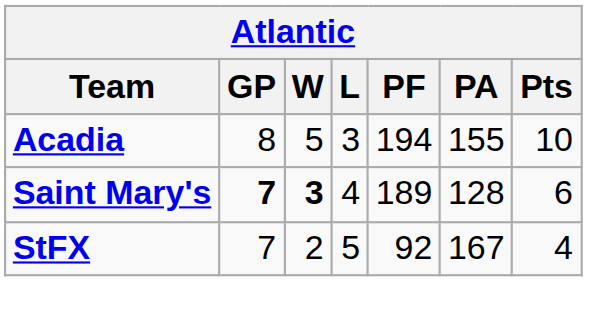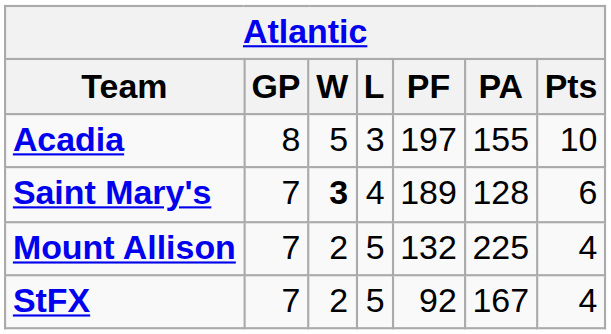(404, 139) 194 -> (428, 139) 197
(267, 193) bold -> (291, 193) normal
+ row: (124, 247)
